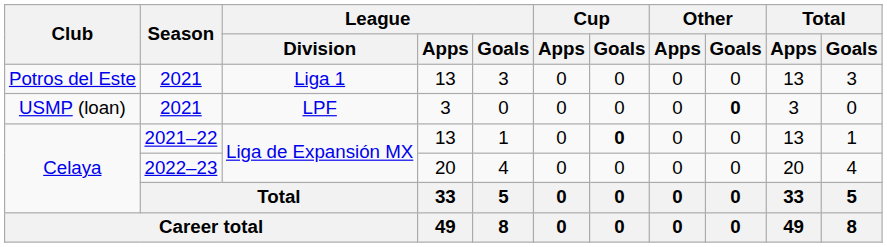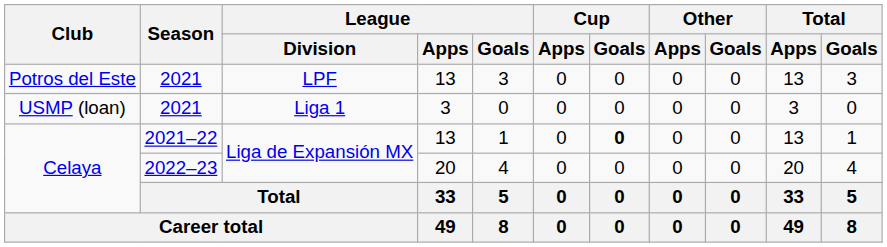(320, 78) Liga 1 -> (320, 78) LPF
(320, 108) LPF -> (320, 108) Liga 1
(736, 108) bold -> (736, 108) normal
